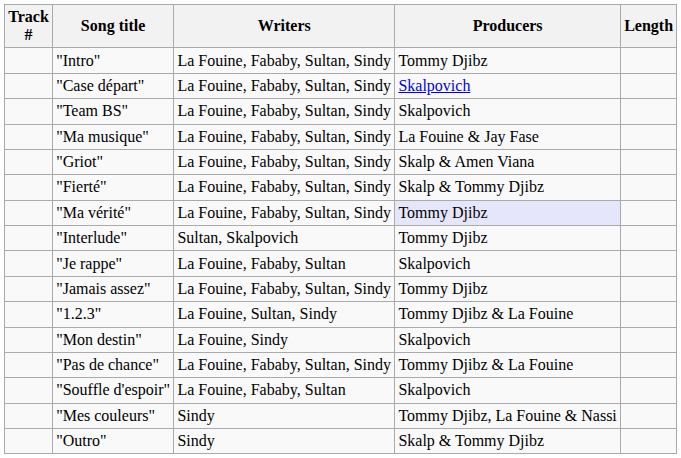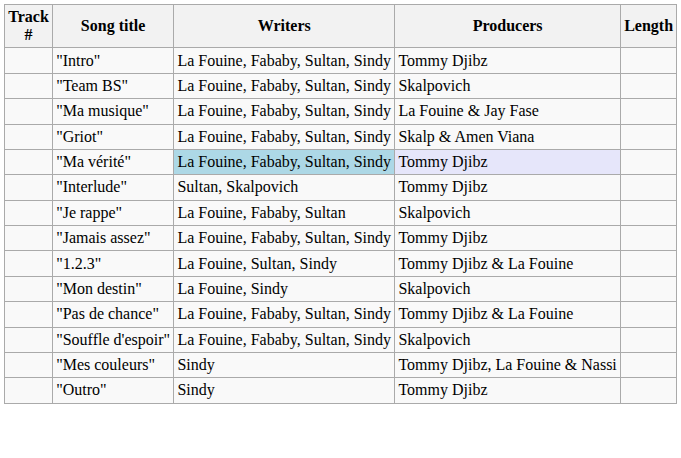- row: (100, 85)
- row: (81, 187)
(284, 212) no background -> (284, 162) lightblue background
(262, 390) La Fouine, Fababy, Sultan -> (284, 339) La Fouine, Fababy, Sultan, Sindy
(471, 441) Skalp & Tommy Djibz -> (443, 390) Tommy Djibz
